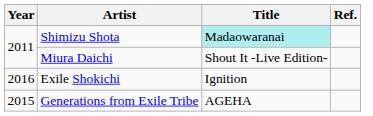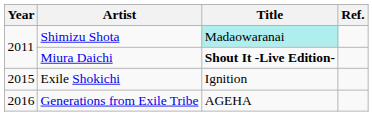(266, 57) normal -> (270, 57) bold
(21, 79) 2016 -> (21, 79) 2015
(21, 100) 2015 -> (21, 100) 2016
